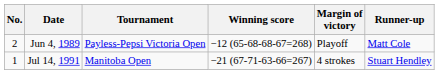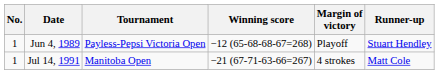(15, 43) 2 -> (15, 43) 1
(389, 43) Matt Cole -> (400, 43) Stuart Hendley
(400, 61) Stuart Hendley -> (389, 61) Matt Cole
